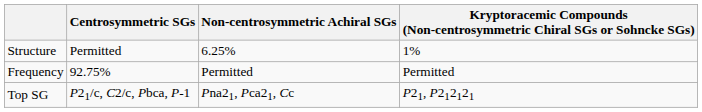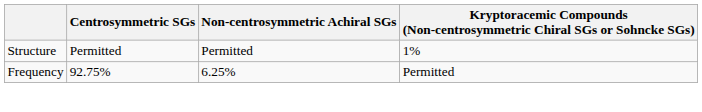(218, 51) 6.25% -> (227, 51) Permitted
(227, 72) Permitted -> (218, 72) 6.25%
- row: (28, 94)
